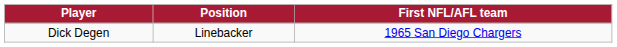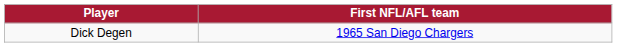- column: (224, 13)
